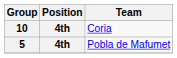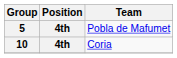rows swapped: (22, 45) <-> (22, 28)
